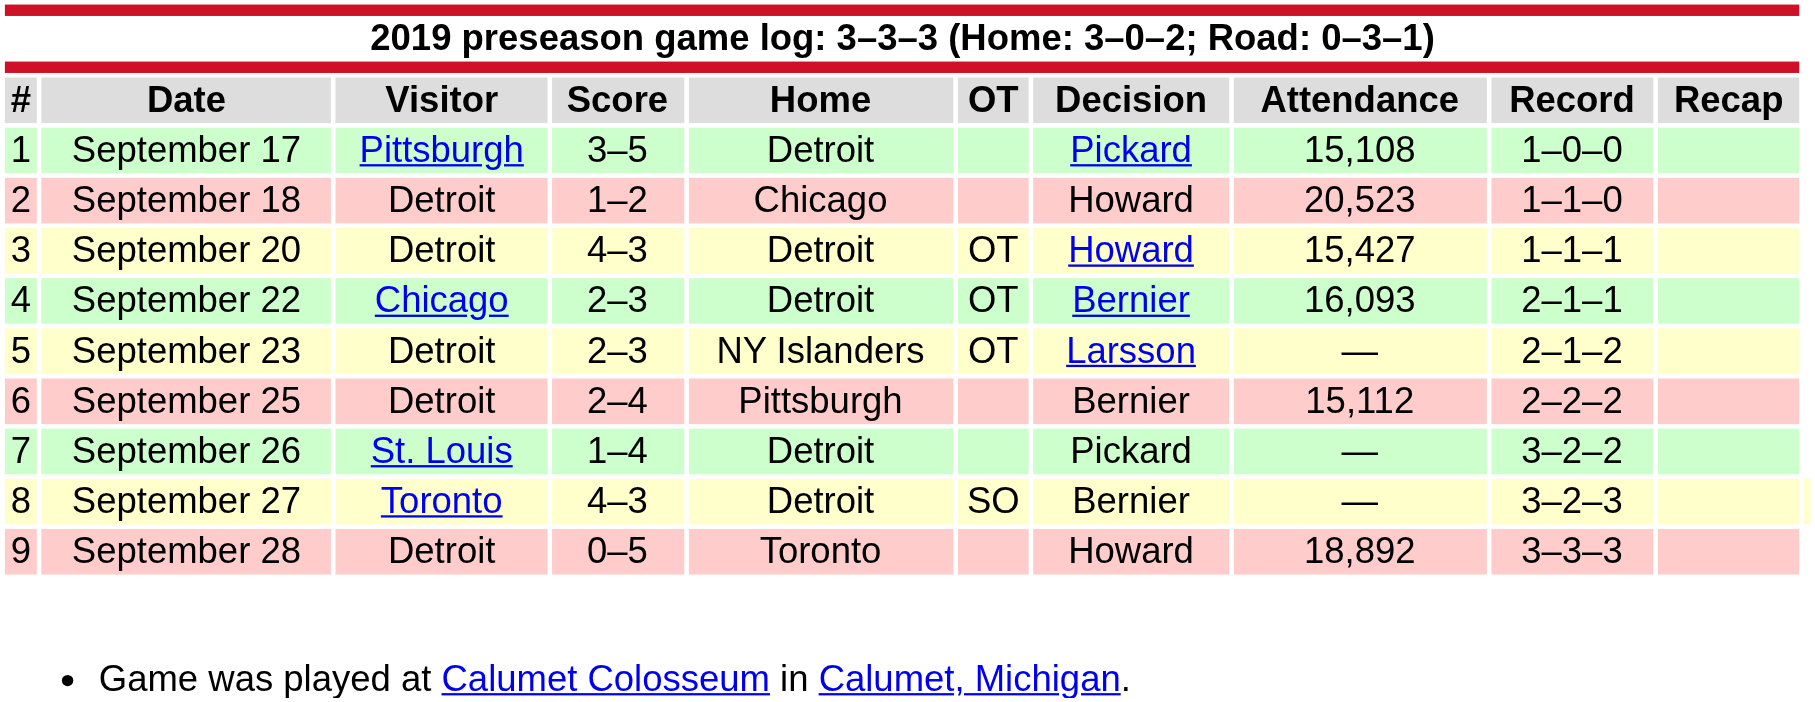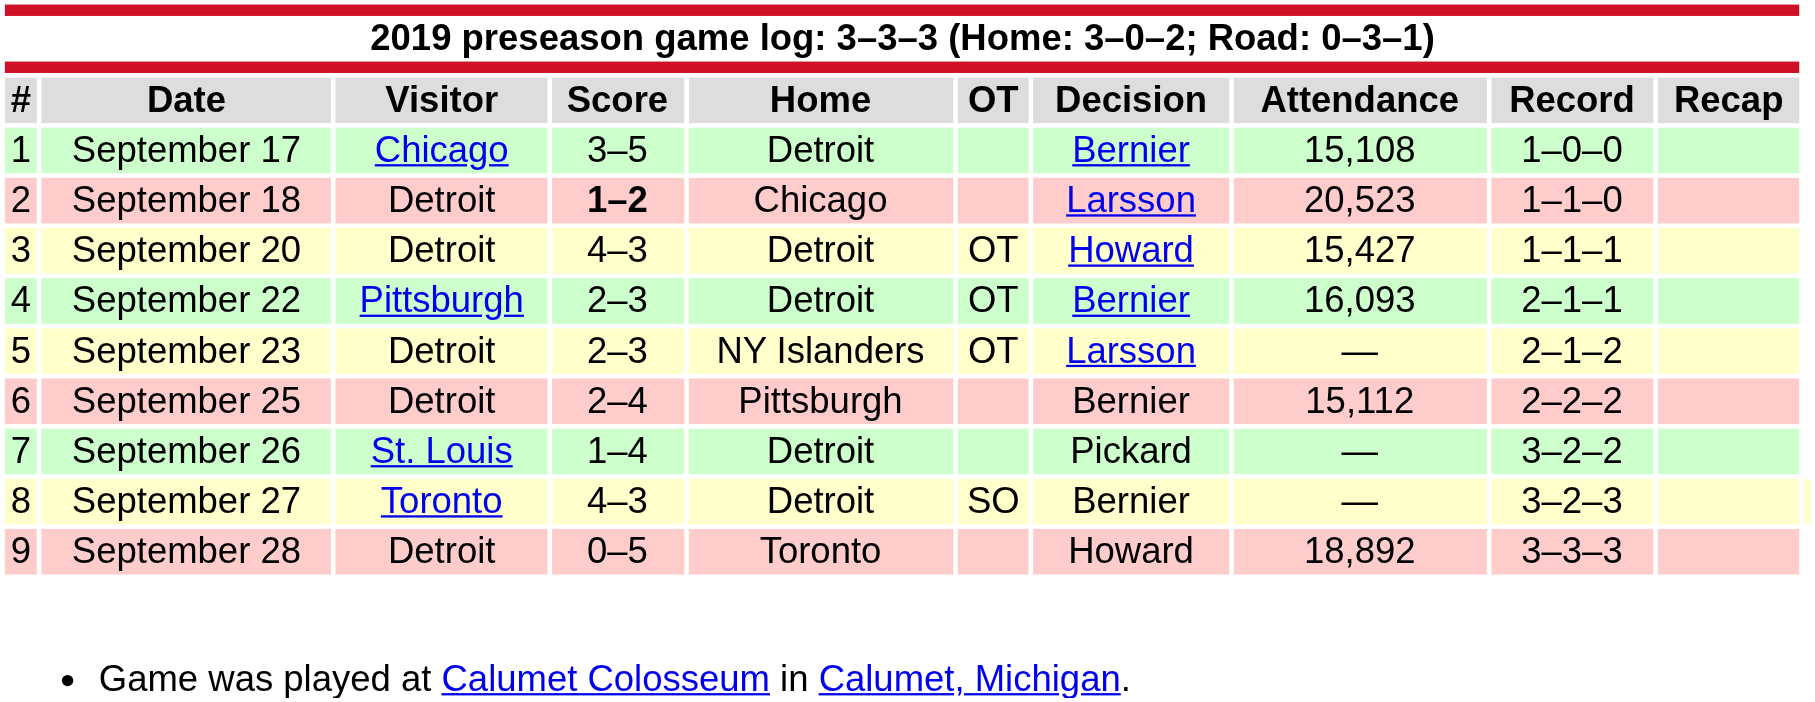(442, 149) Pittsburgh -> (442, 149) Chicago
(1131, 149) Pickard -> (1131, 149) Bernier
(617, 200) normal -> (617, 200) bold
(1131, 200) Howard -> (1131, 200) Larsson
(442, 300) Chicago -> (442, 300) Pittsburgh
